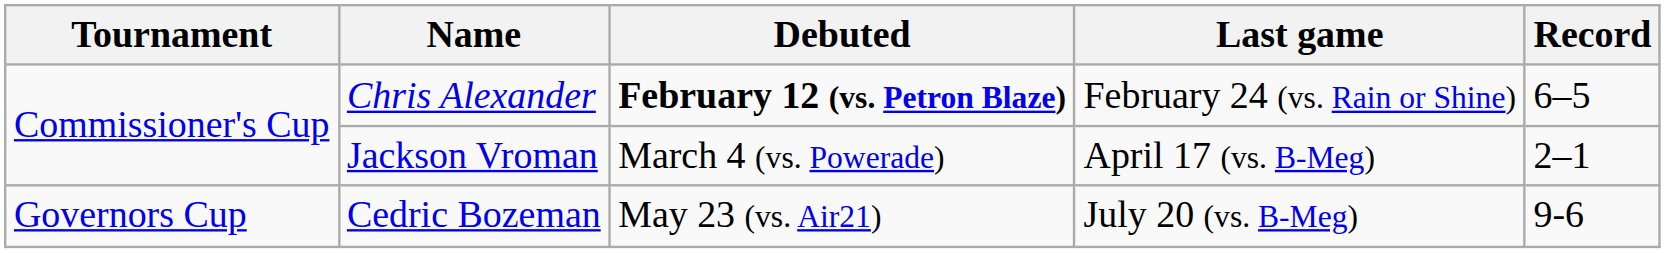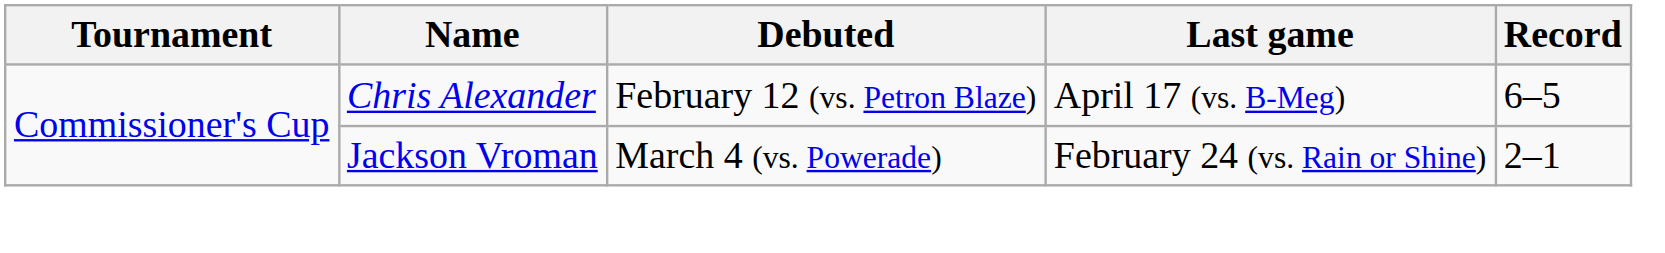(842, 94) bold -> (826, 94) normal
(1300, 94) February 24 (vs. Rain or Shine) -> (1200, 94) April 17 (vs. B-Meg)
(1229, 154) April 17 (vs. B-Meg) -> (1270, 154) February 24 (vs. Rain or Shine)
- row: (474, 214)
